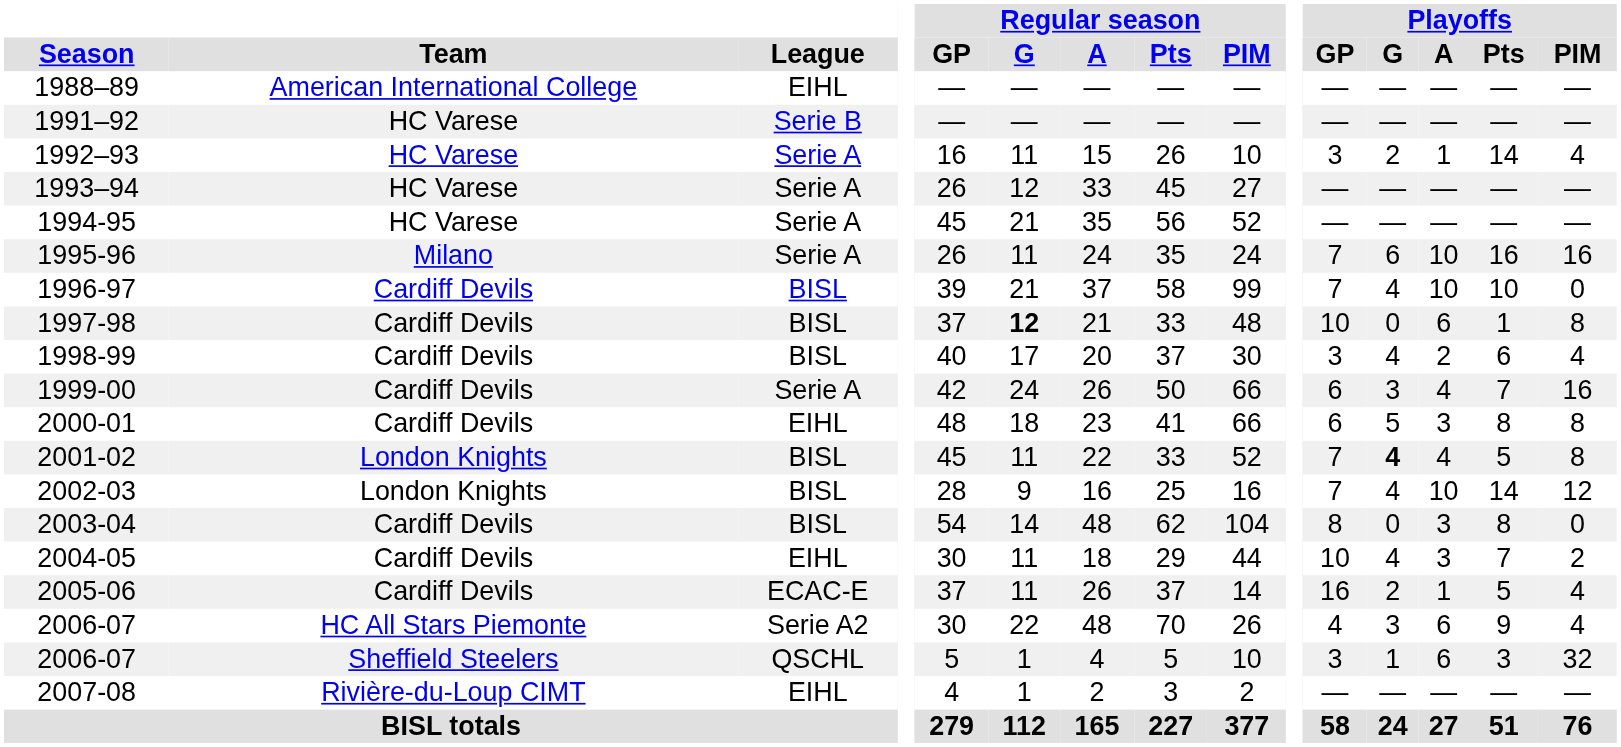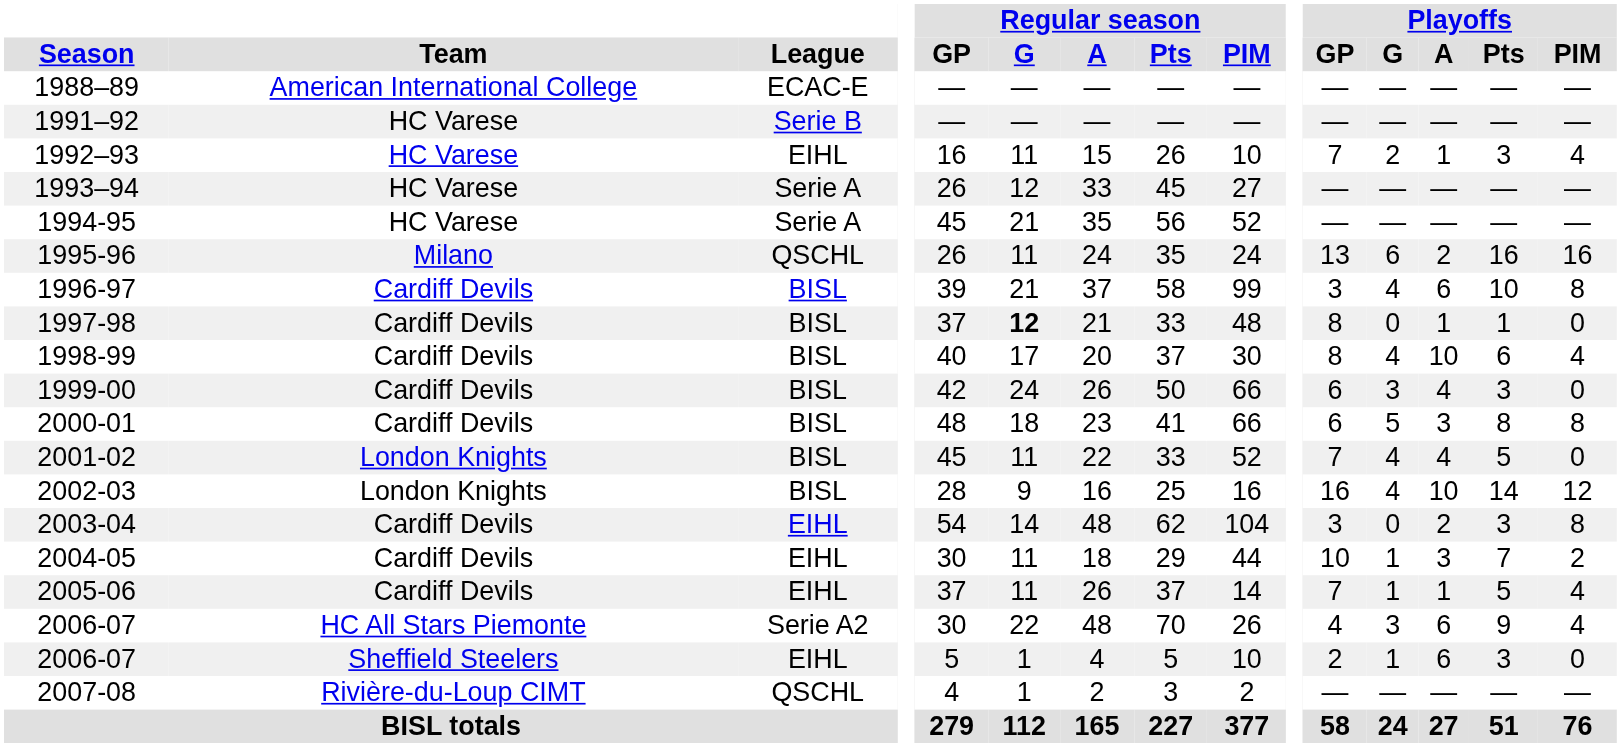(818, 87) EIHL -> (818, 87) ECAC-E
(818, 154) Serie A -> (818, 154) EIHL
(1335, 154) 3 -> (1335, 154) 7
(1504, 154) 14 -> (1504, 154) 3
(818, 255) Serie A -> (818, 255) QSCHL
(1335, 255) 7 -> (1335, 255) 13
(1444, 255) 10 -> (1444, 255) 2
(1335, 289) 7 -> (1335, 289) 3
(1444, 289) 10 -> (1444, 289) 6
(1578, 289) 0 -> (1578, 289) 8
(1335, 322) 10 -> (1335, 322) 8
(1444, 322) 6 -> (1444, 322) 1
(1578, 322) 8 -> (1578, 322) 0
(1335, 356) 3 -> (1335, 356) 8
(1444, 356) 2 -> (1444, 356) 10
(818, 390) Serie A -> (818, 390) BISL
(1504, 390) 7 -> (1504, 390) 3
(1578, 390) 16 -> (1578, 390) 0
(818, 423) EIHL -> (818, 423) BISL
(1393, 457) bold -> (1393, 457) normal
(1578, 457) 8 -> (1578, 457) 0
(1335, 490) 7 -> (1335, 490) 16
(818, 524) BISL -> (818, 524) EIHL
(1335, 524) 8 -> (1335, 524) 3
(1444, 524) 3 -> (1444, 524) 2
(1504, 524) 8 -> (1504, 524) 3
(1578, 524) 0 -> (1578, 524) 8
(1393, 558) 4 -> (1393, 558) 1
(818, 591) ECAC-E -> (818, 591) EIHL
(1335, 591) 16 -> (1335, 591) 7
(1393, 591) 2 -> (1393, 591) 1
(818, 658) QSCHL -> (818, 658) EIHL
(1335, 658) 3 -> (1335, 658) 2
(1578, 658) 32 -> (1578, 658) 0
(818, 692) EIHL -> (818, 692) QSCHL
